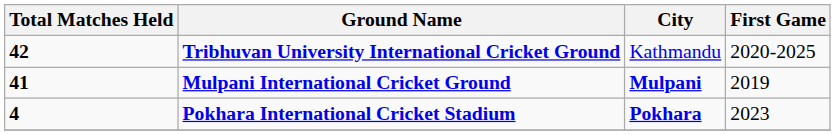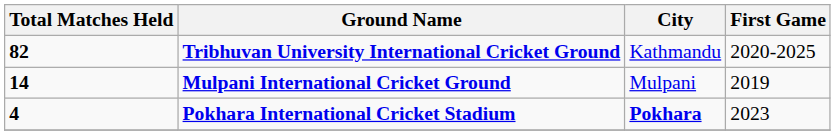(19, 51) 42 -> (19, 51) 82
(19, 82) 41 -> (19, 82) 14
(665, 82) bold -> (663, 82) normal
